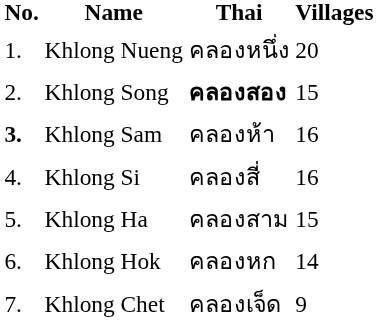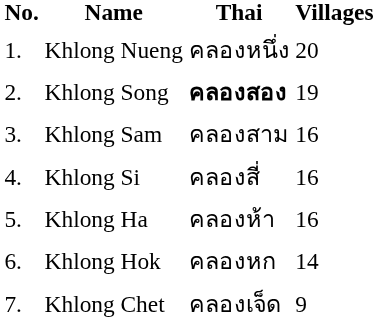(307, 91) 15 -> (307, 91) 19
(13, 134) bold -> (13, 134) normal
(232, 134) คลองห้า -> (239, 134) คลองสาม
(239, 219) คลองสาม -> (232, 219) คลองห้า
(307, 218) 15 -> (307, 218) 16
